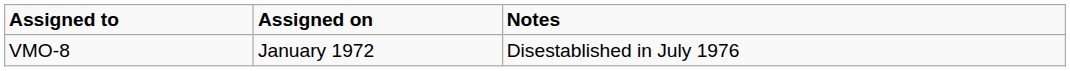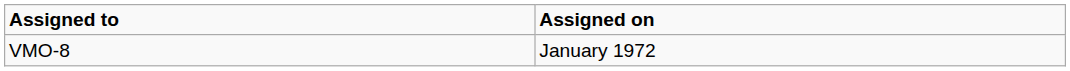- column: (533, 19)
